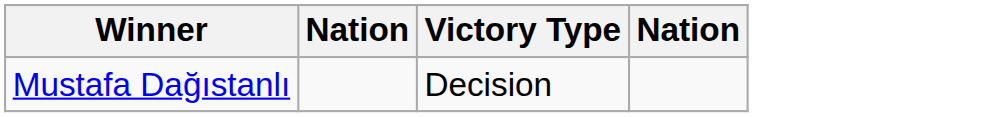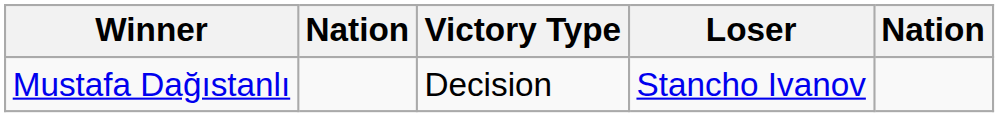+ column: (751, 30)
